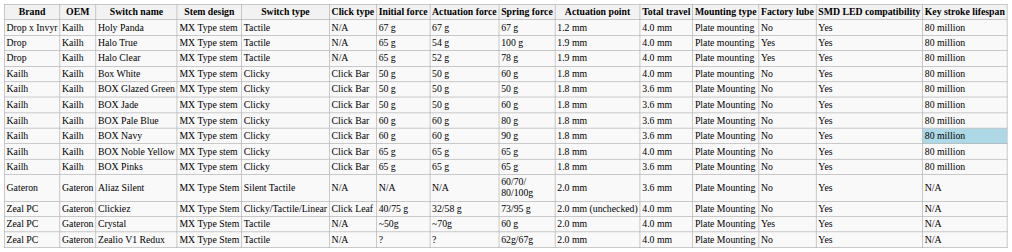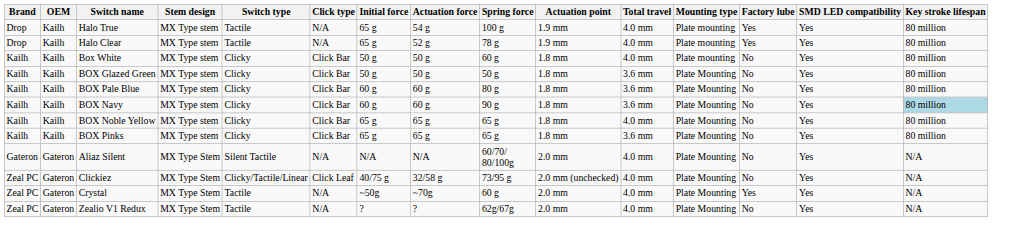- row: (121, 27)
- row: (118, 105)
(657, 187) 3.6 mm -> (638, 157) 4.0 mm
